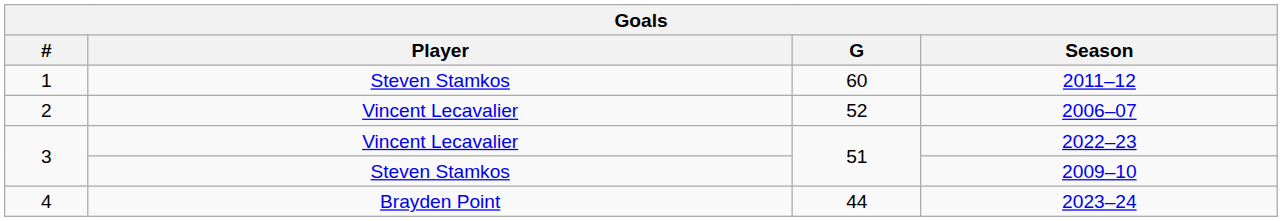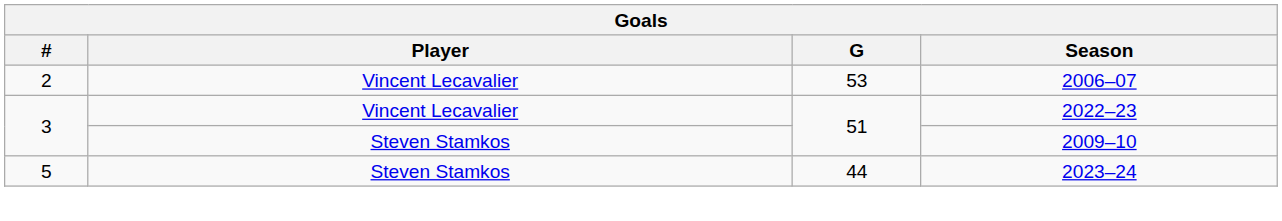- row: (1099, 81)
(857, 111) 52 -> (857, 81) 53
(46, 202) 4 -> (46, 172) 5
(440, 202) Brayden Point -> (440, 172) Steven Stamkos
